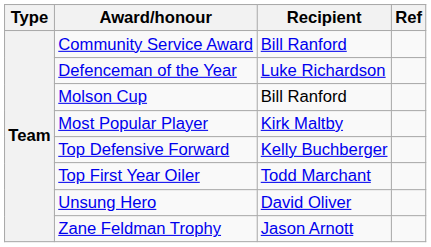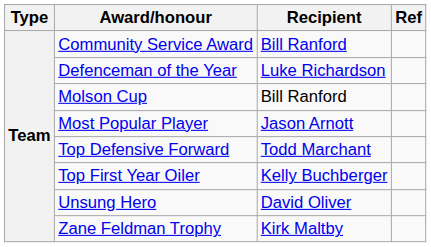(302, 123) Kirk Maltby -> (307, 123) Jason Arnott
(324, 149) Kelly Buchberger -> (316, 149) Todd Marchant
(316, 176) Todd Marchant -> (324, 176) Kelly Buchberger
(307, 228) Jason Arnott -> (302, 228) Kirk Maltby
